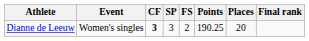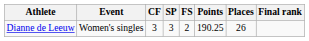(155, 28) bold -> (155, 28) normal
(241, 28) 20 -> (241, 28) 26
